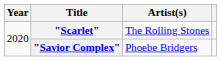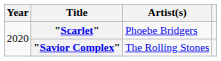(167, 30) The Rolling Stones -> (161, 30) Phoebe Bridgers
(161, 47) Phoebe Bridgers -> (167, 47) The Rolling Stones
